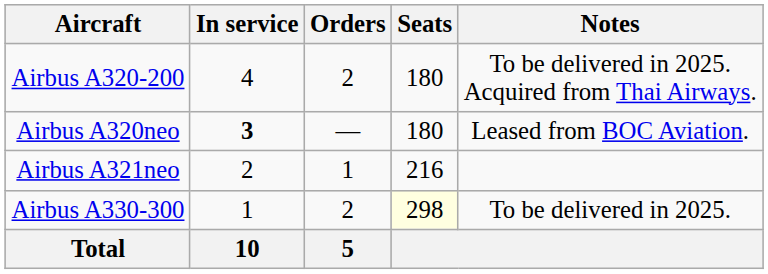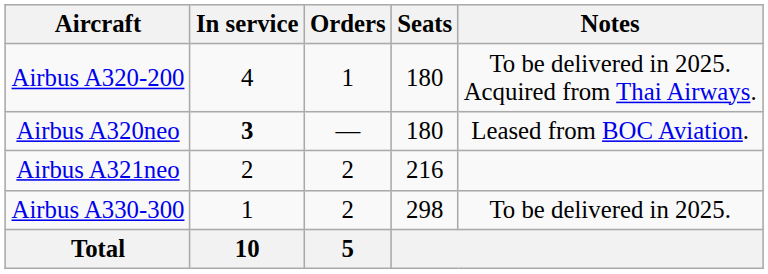(348, 77) 2 -> (348, 77) 1
(348, 170) 1 -> (348, 170) 2
(425, 209) lightyellow background -> (425, 209) no background
